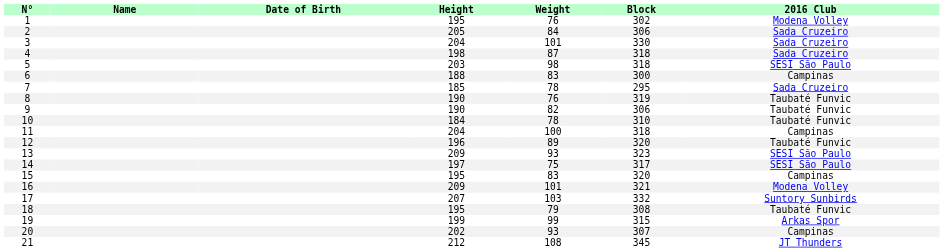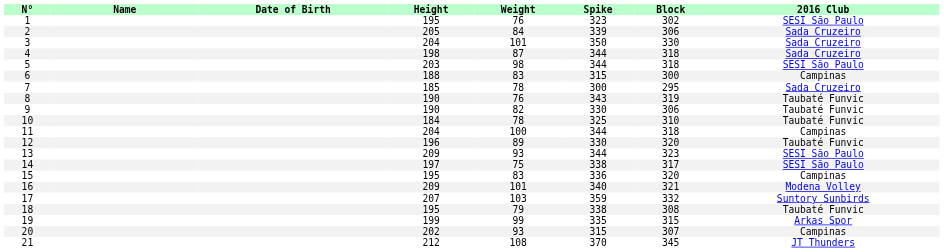+ column: (598, 10)
(811, 21) Modena Volley -> (823, 21) SESI São Paulo
